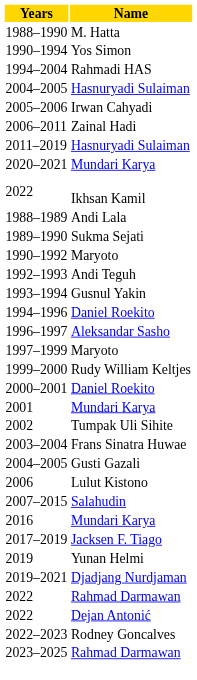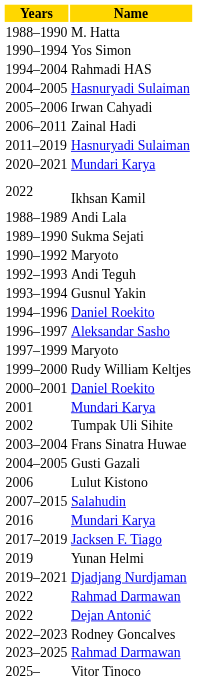+ row: (23, 672)
